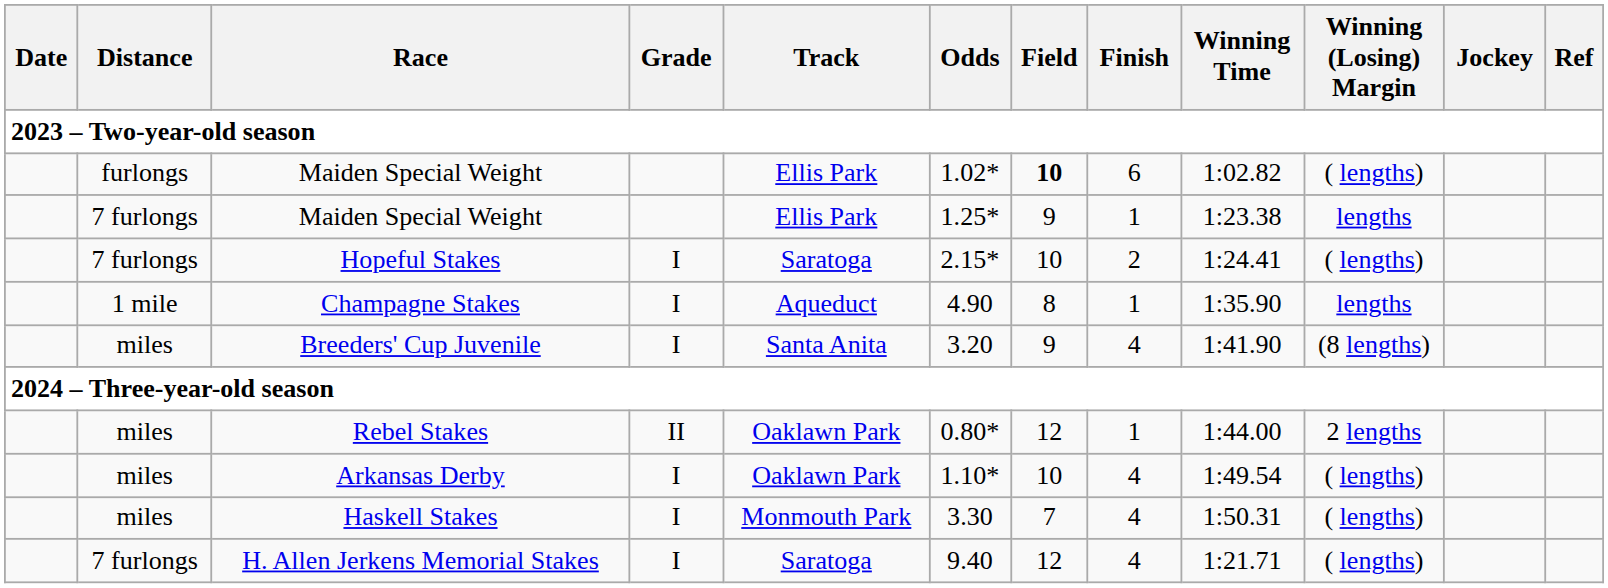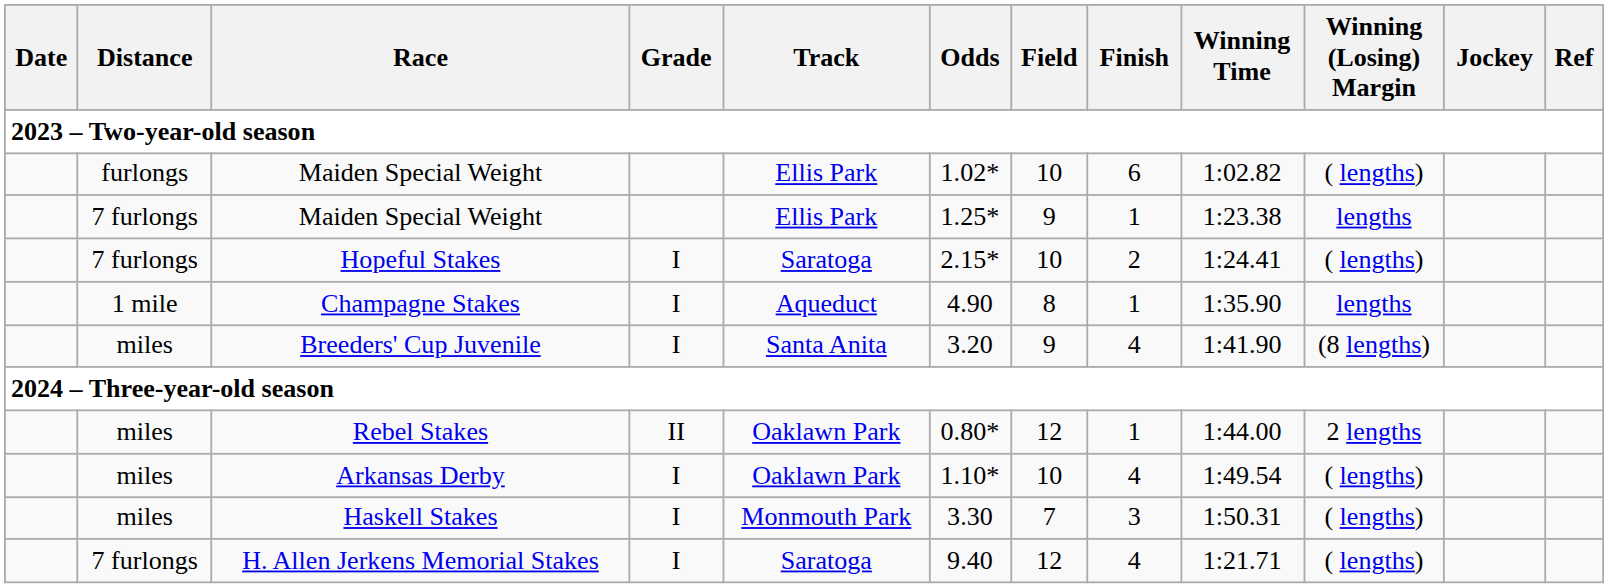(1049, 173) bold -> (1049, 173) normal
(1134, 517) 4 -> (1134, 517) 3
